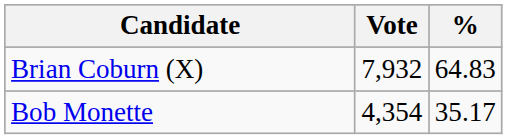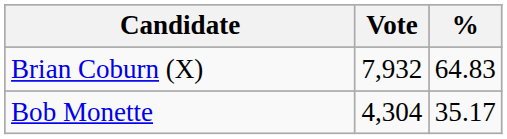(392, 111) 4,354 -> (392, 111) 4,304
